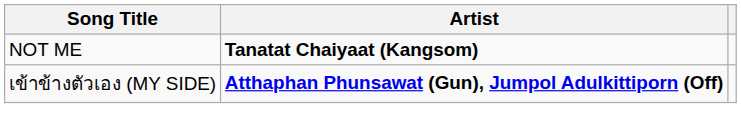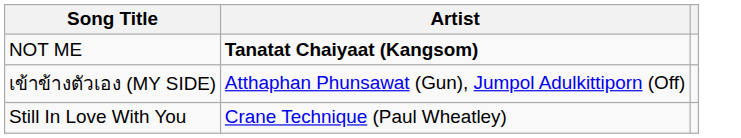(474, 83) bold -> (455, 83) normal
+ row: (98, 117)
